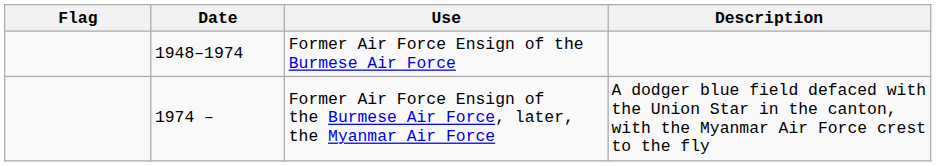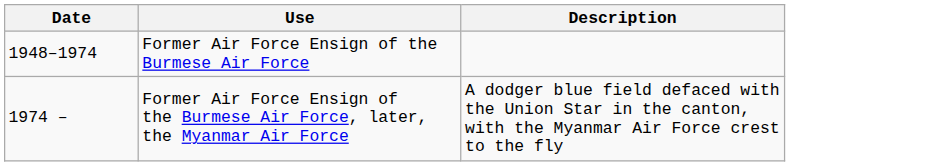- column: (78, 18)
